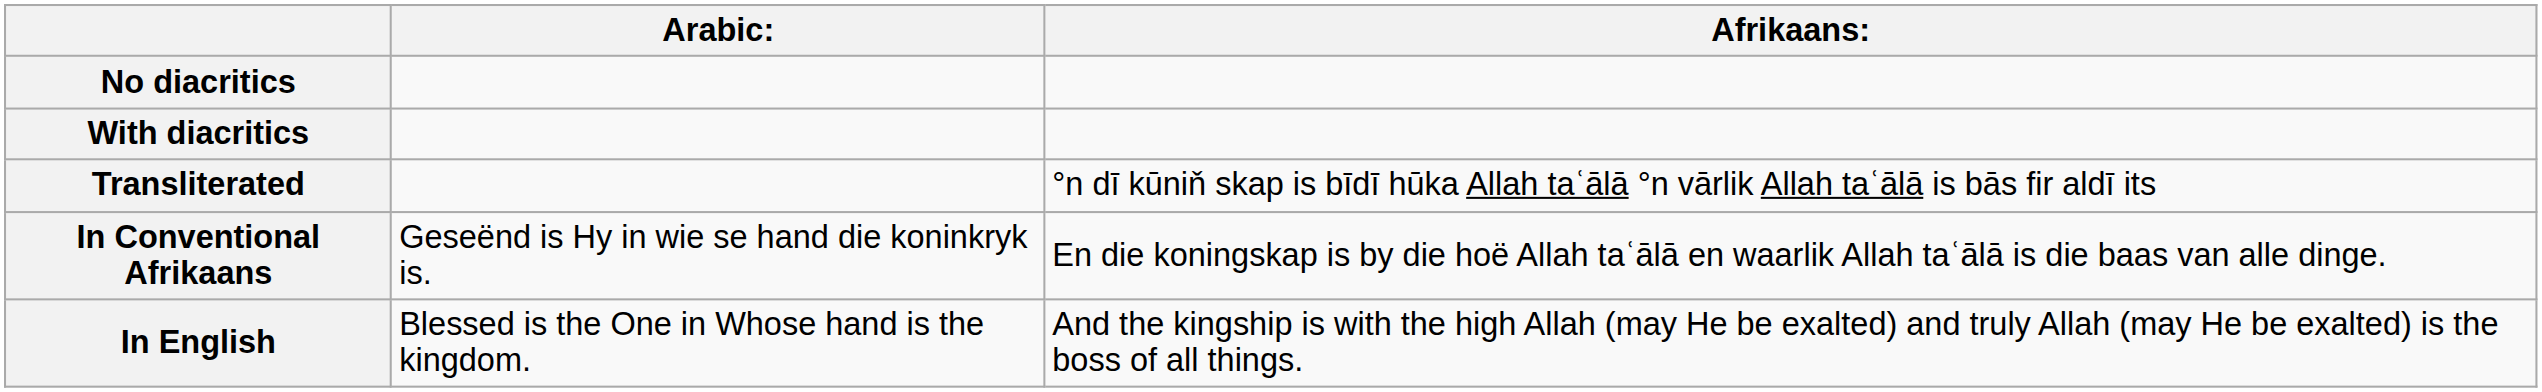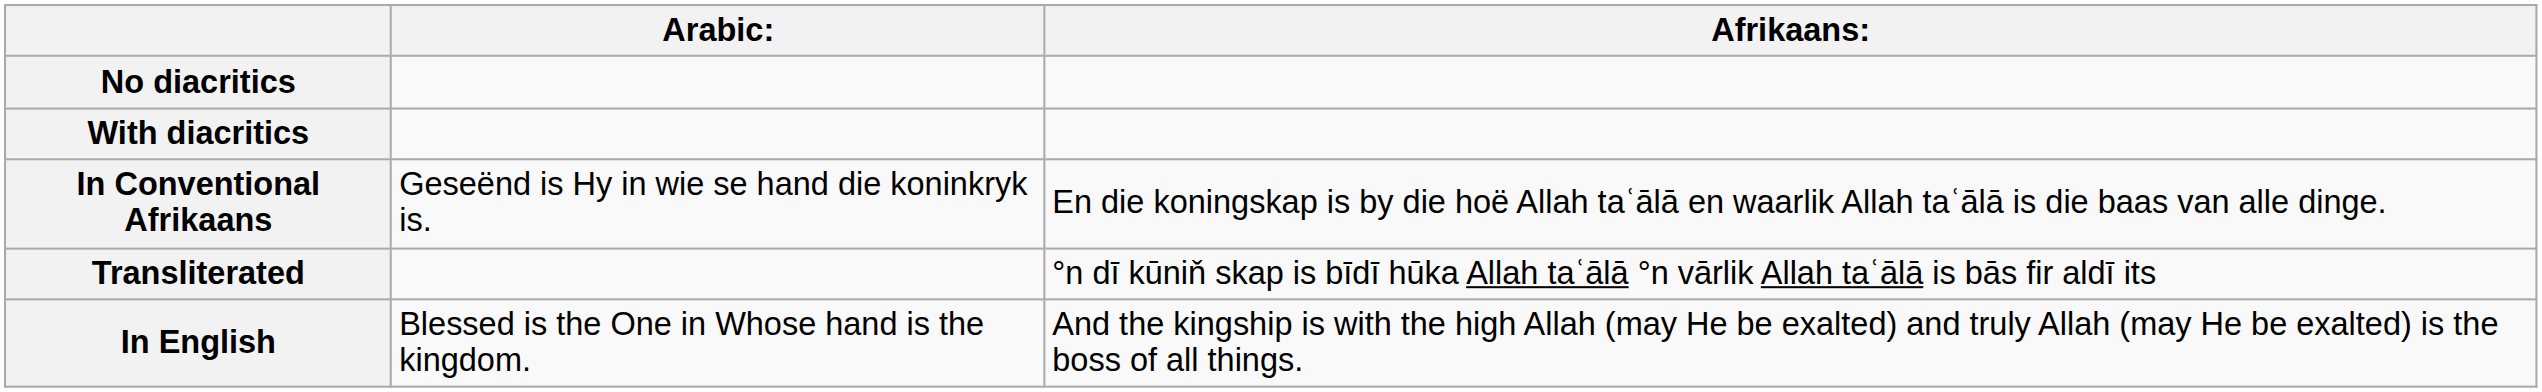rows swapped: (198, 184) <-> (198, 254)
